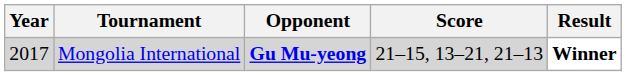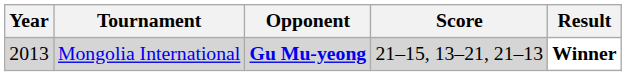(29, 53) 2017 -> (29, 53) 2013
